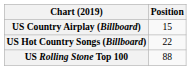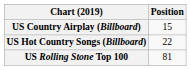(167, 57) 88 -> (167, 57) 81
